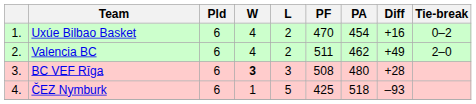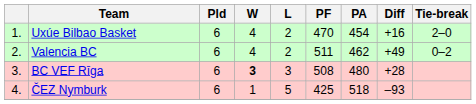(442, 33) 0–2 -> (442, 33) 2–0
(442, 52) 2–0 -> (442, 52) 0–2
